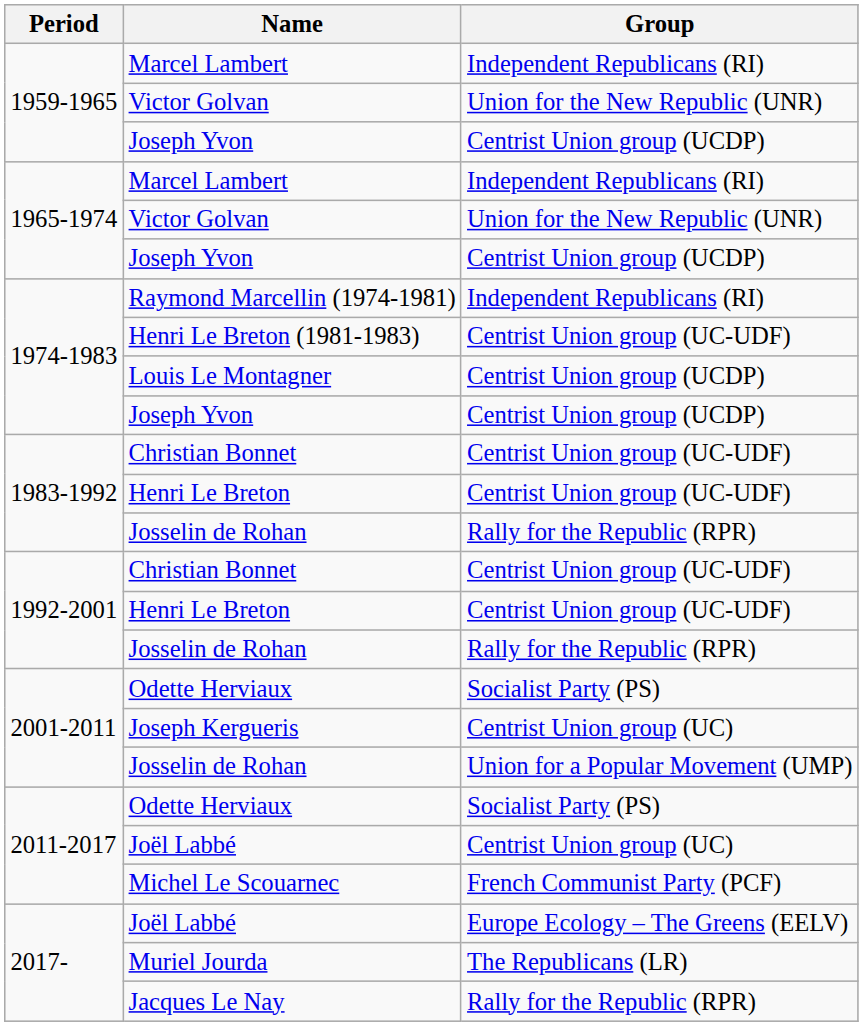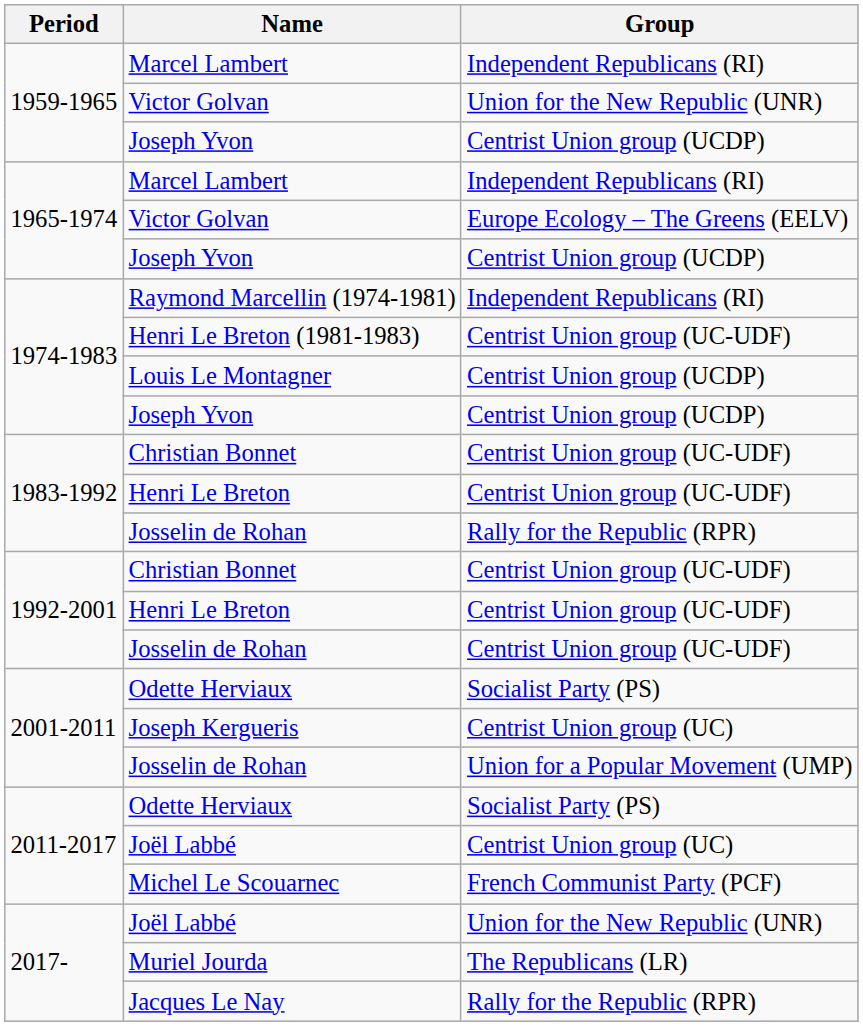(645, 219) Union for the New Republic (UNR) -> (658, 219) Europe Ecology – The Greens (EELV)
(611, 649) Rally for the Republic (RPR) -> (629, 649) Centrist Union group (UC-UDF)
(658, 922) Europe Ecology – The Greens (EELV) -> (645, 922) Union for the New Republic (UNR)
